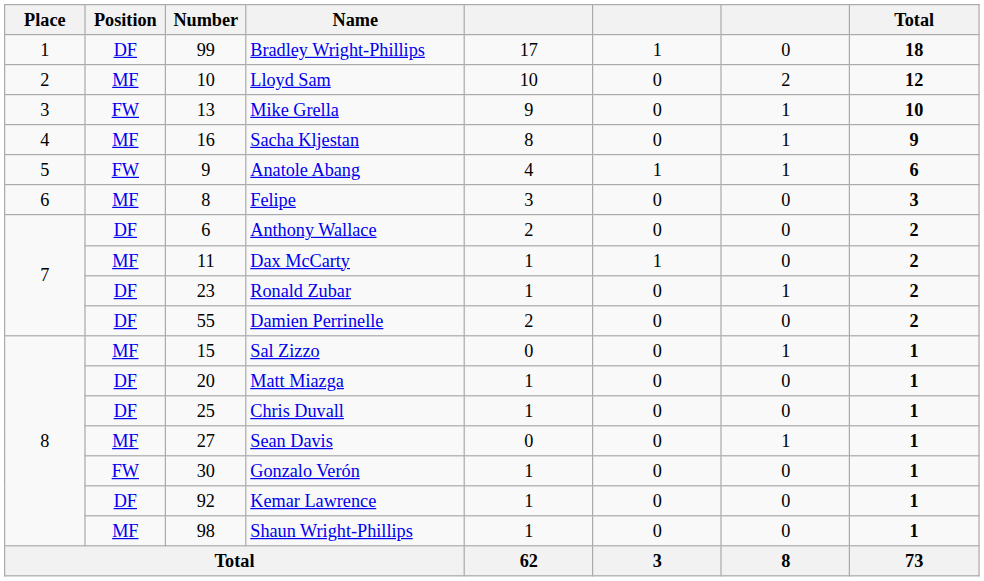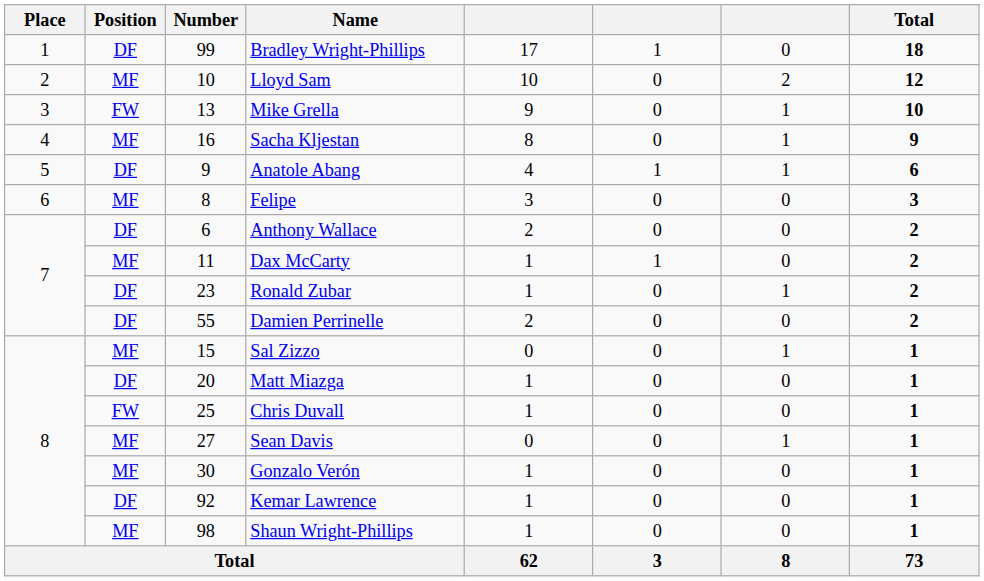(125, 170) FW -> (125, 170) DF
(125, 410) DF -> (125, 410) FW
(125, 470) FW -> (125, 470) MF
